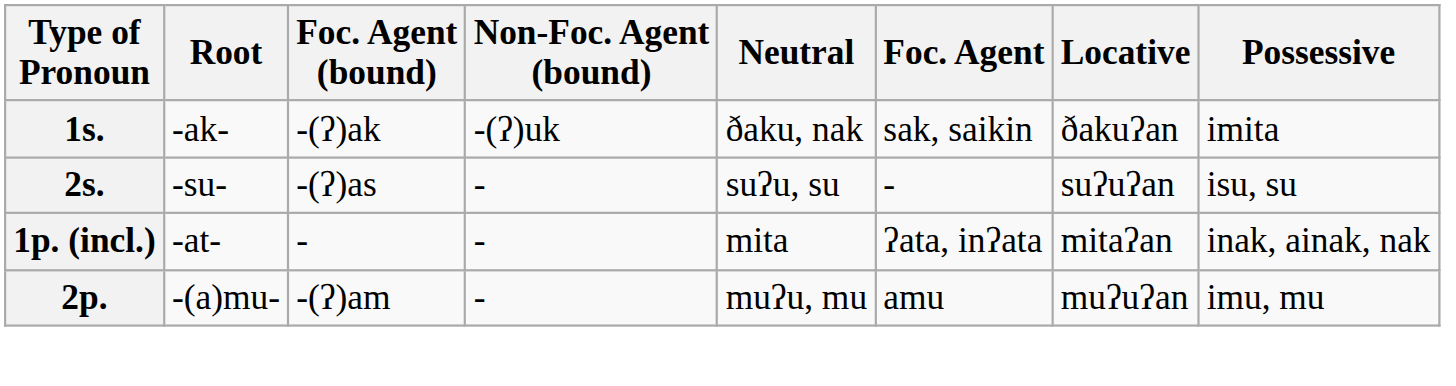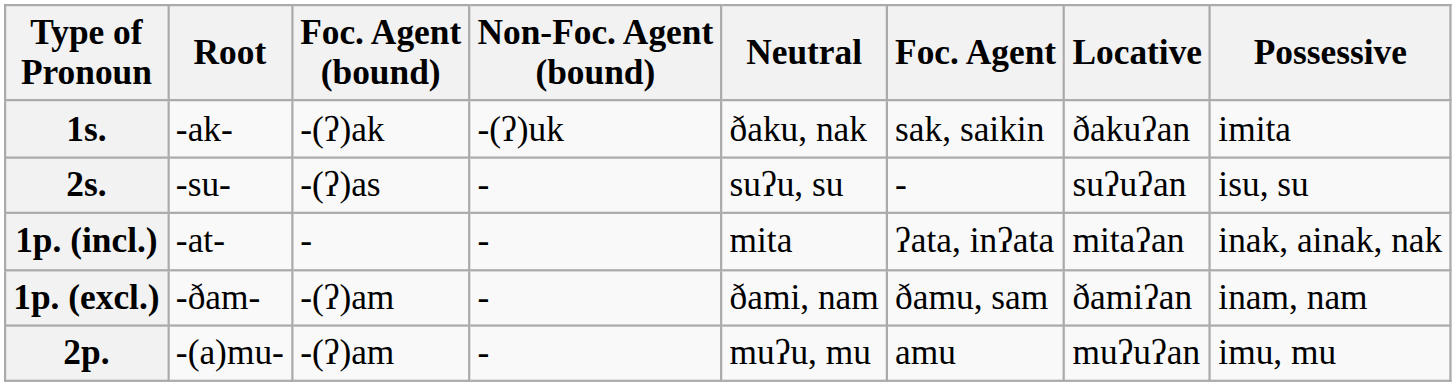+ row: (86, 296)
